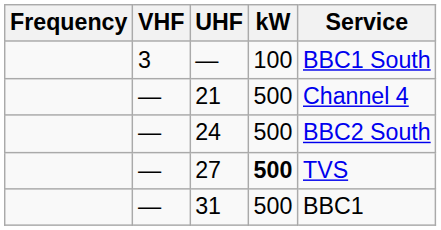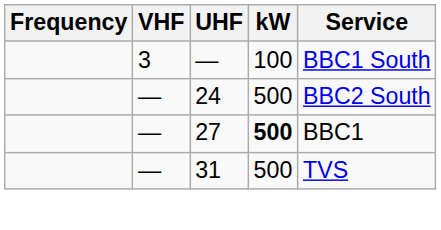- row: (208, 96)
(326, 170) TVS -> (333, 133) BBC1
(333, 206) BBC1 -> (326, 170) TVS
